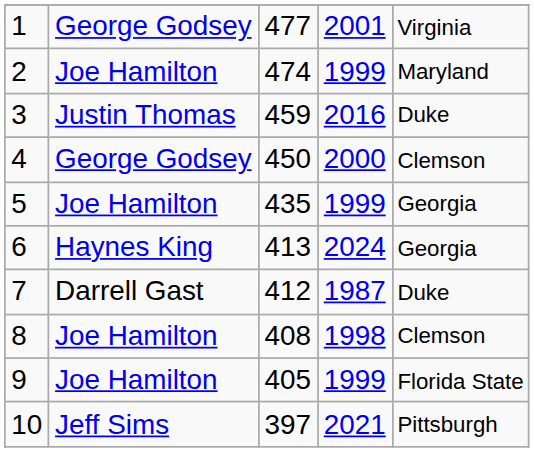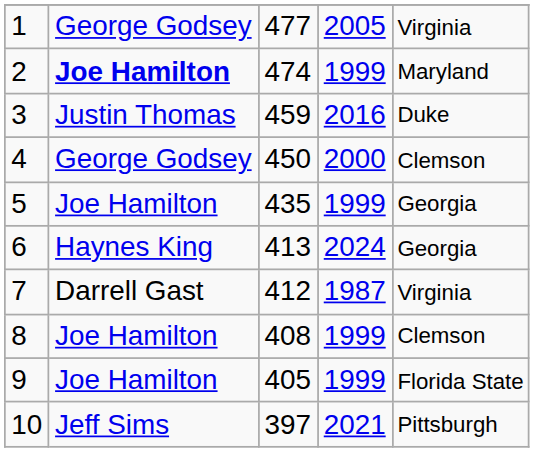(355, 26) 2001 -> (355, 26) 2005
(136, 70) normal -> (142, 70) bold
(423, 292) Duke -> (434, 292) Virginia
(355, 335) 1998 -> (355, 335) 1999
